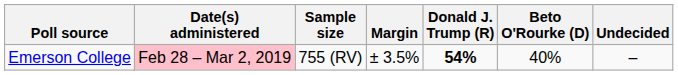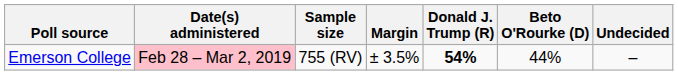(545, 58) 40% -> (545, 58) 44%
